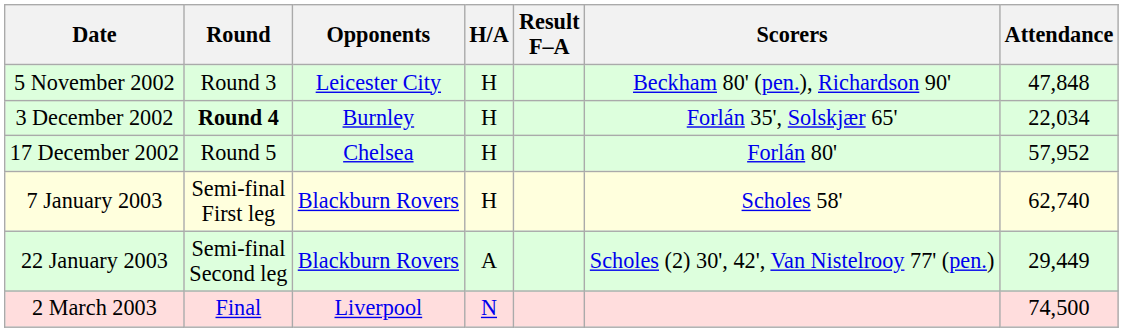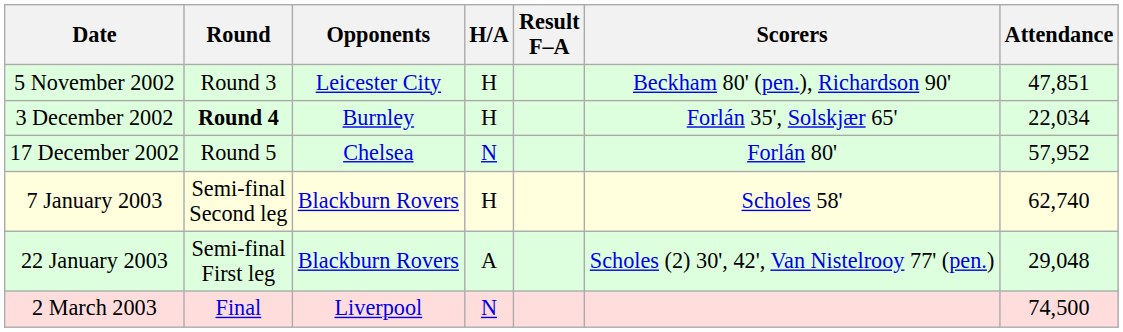(1059, 82) 47,848 -> (1059, 82) 47,851
(489, 152) H -> (489, 152) N
(238, 200) Semi-final First leg -> (238, 200) Semi-final Second leg
(238, 261) Semi-final Second leg -> (238, 261) Semi-final First leg
(1059, 261) 29,449 -> (1059, 261) 29,048
